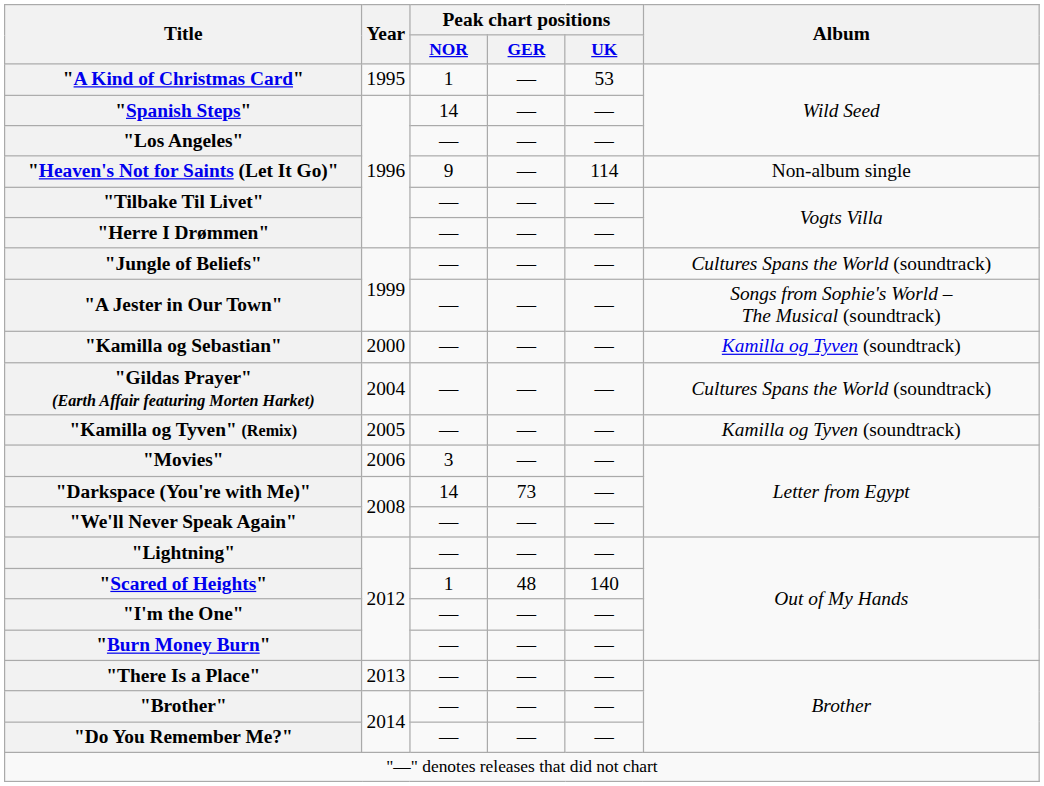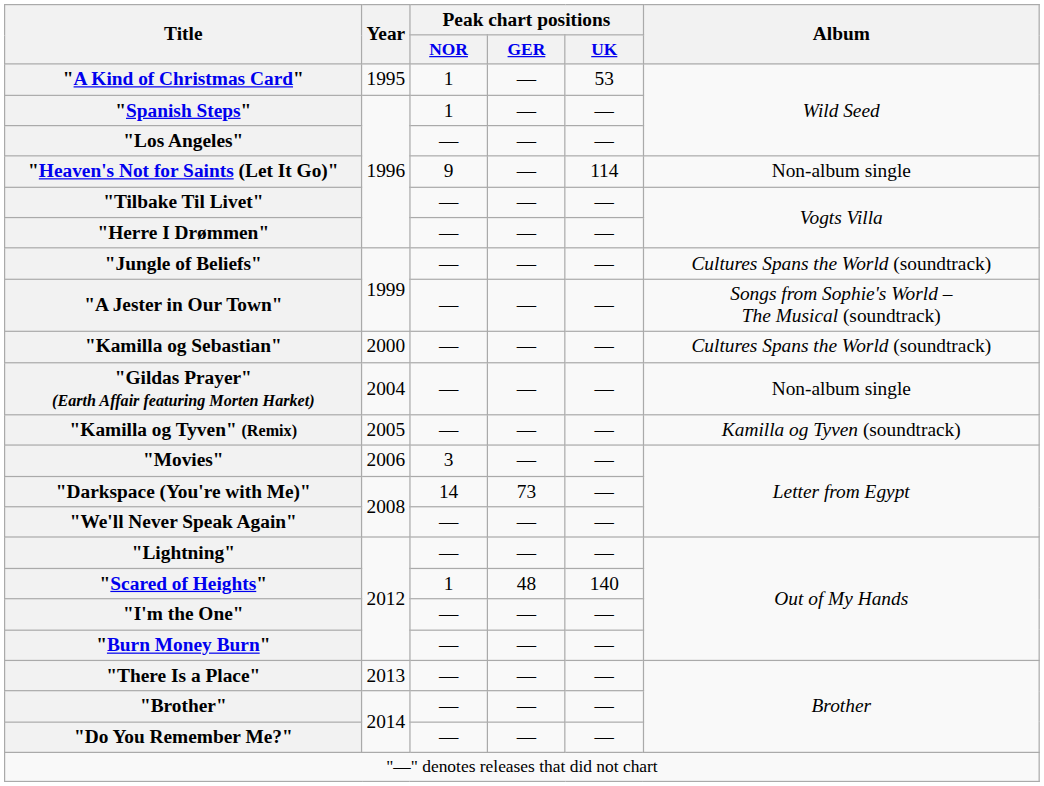(449, 109) 14 -> (449, 109) 1
(841, 346) Kamilla og Tyven (soundtrack) -> (841, 346) Cultures Spans the World (soundtrack)
(841, 388) Cultures Spans the World (soundtrack) -> (841, 388) Non-album single
